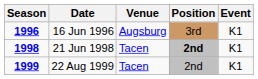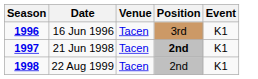(143, 31) Augsburg -> (134, 31) Tacen
(27, 48) 1998 -> (27, 48) 1997
(27, 66) 1999 -> (27, 66) 1998
